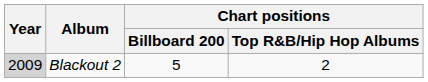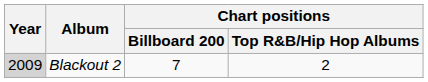(176, 65) 5 -> (176, 65) 7
